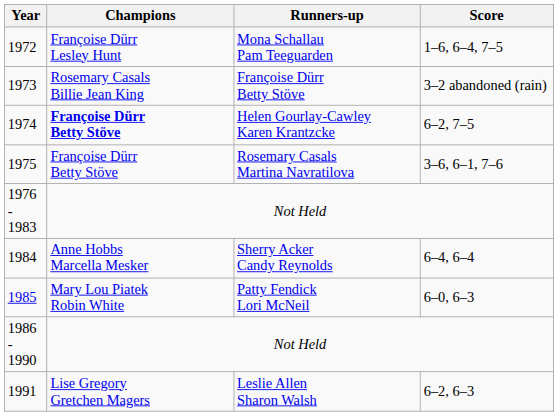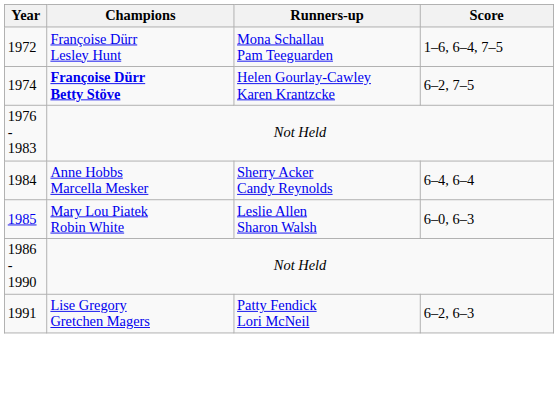- row: (22, 85)
- row: (22, 163)
(277, 297) Patty Fendick Lori McNeil -> (277, 219) Leslie Allen Sharon Walsh
(277, 391) Leslie Allen Sharon Walsh -> (277, 313) Patty Fendick Lori McNeil
